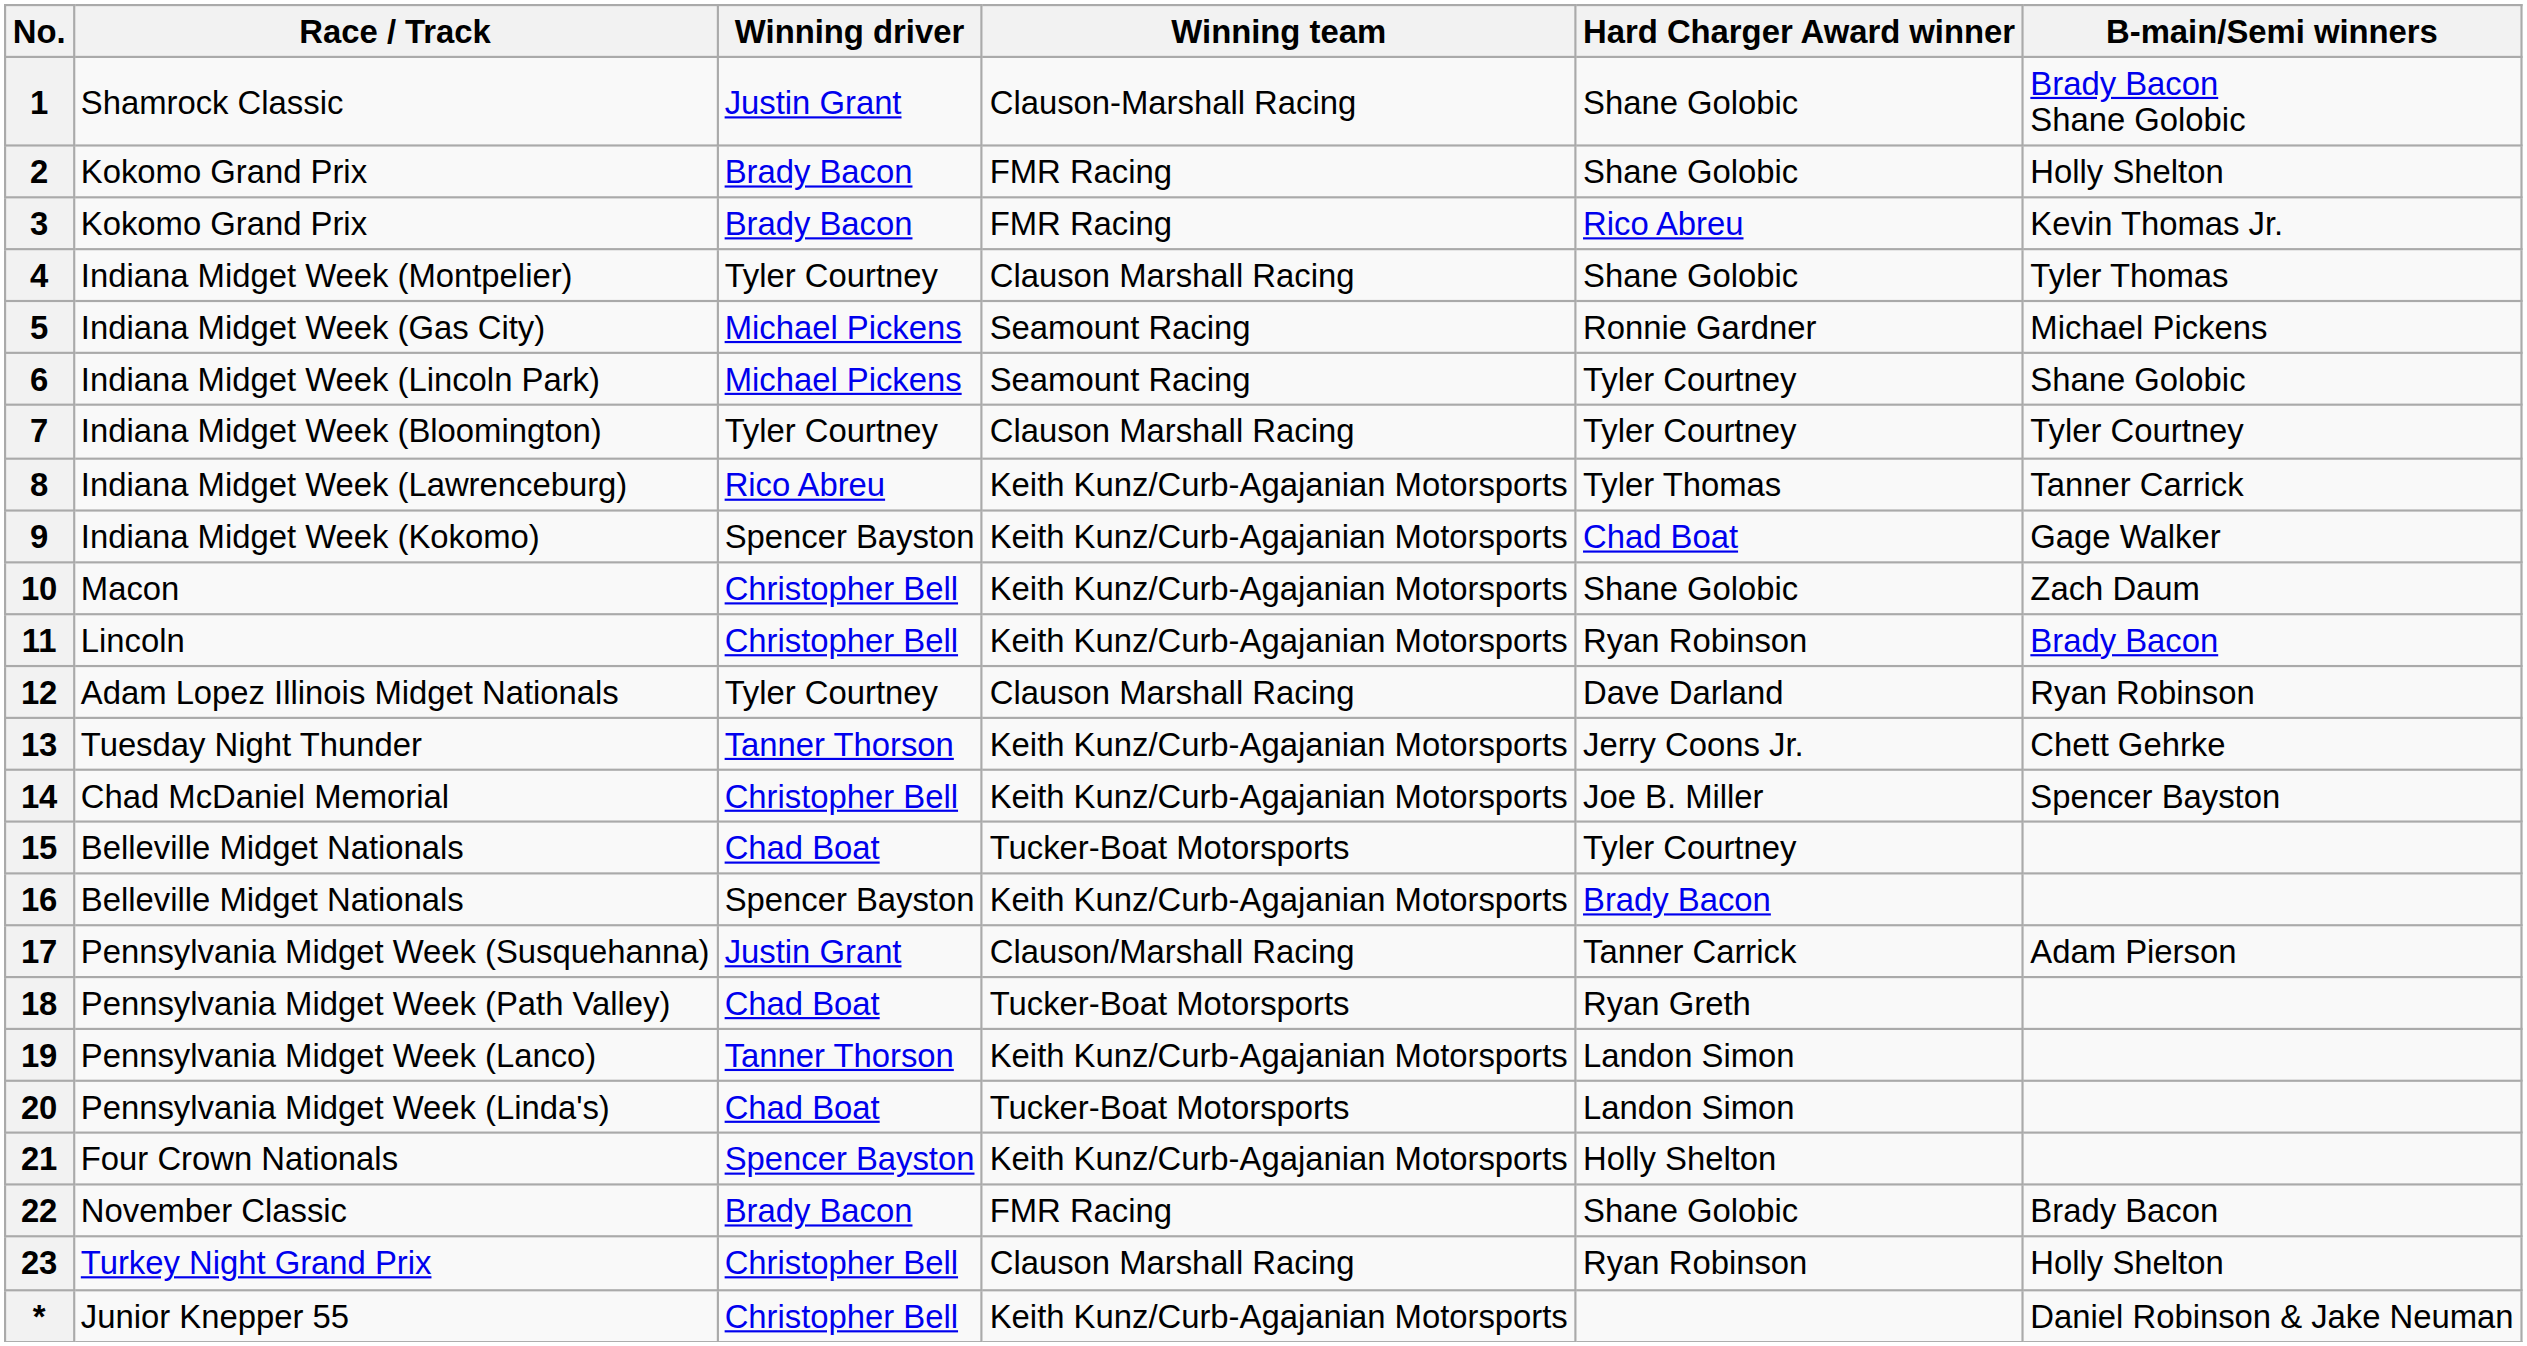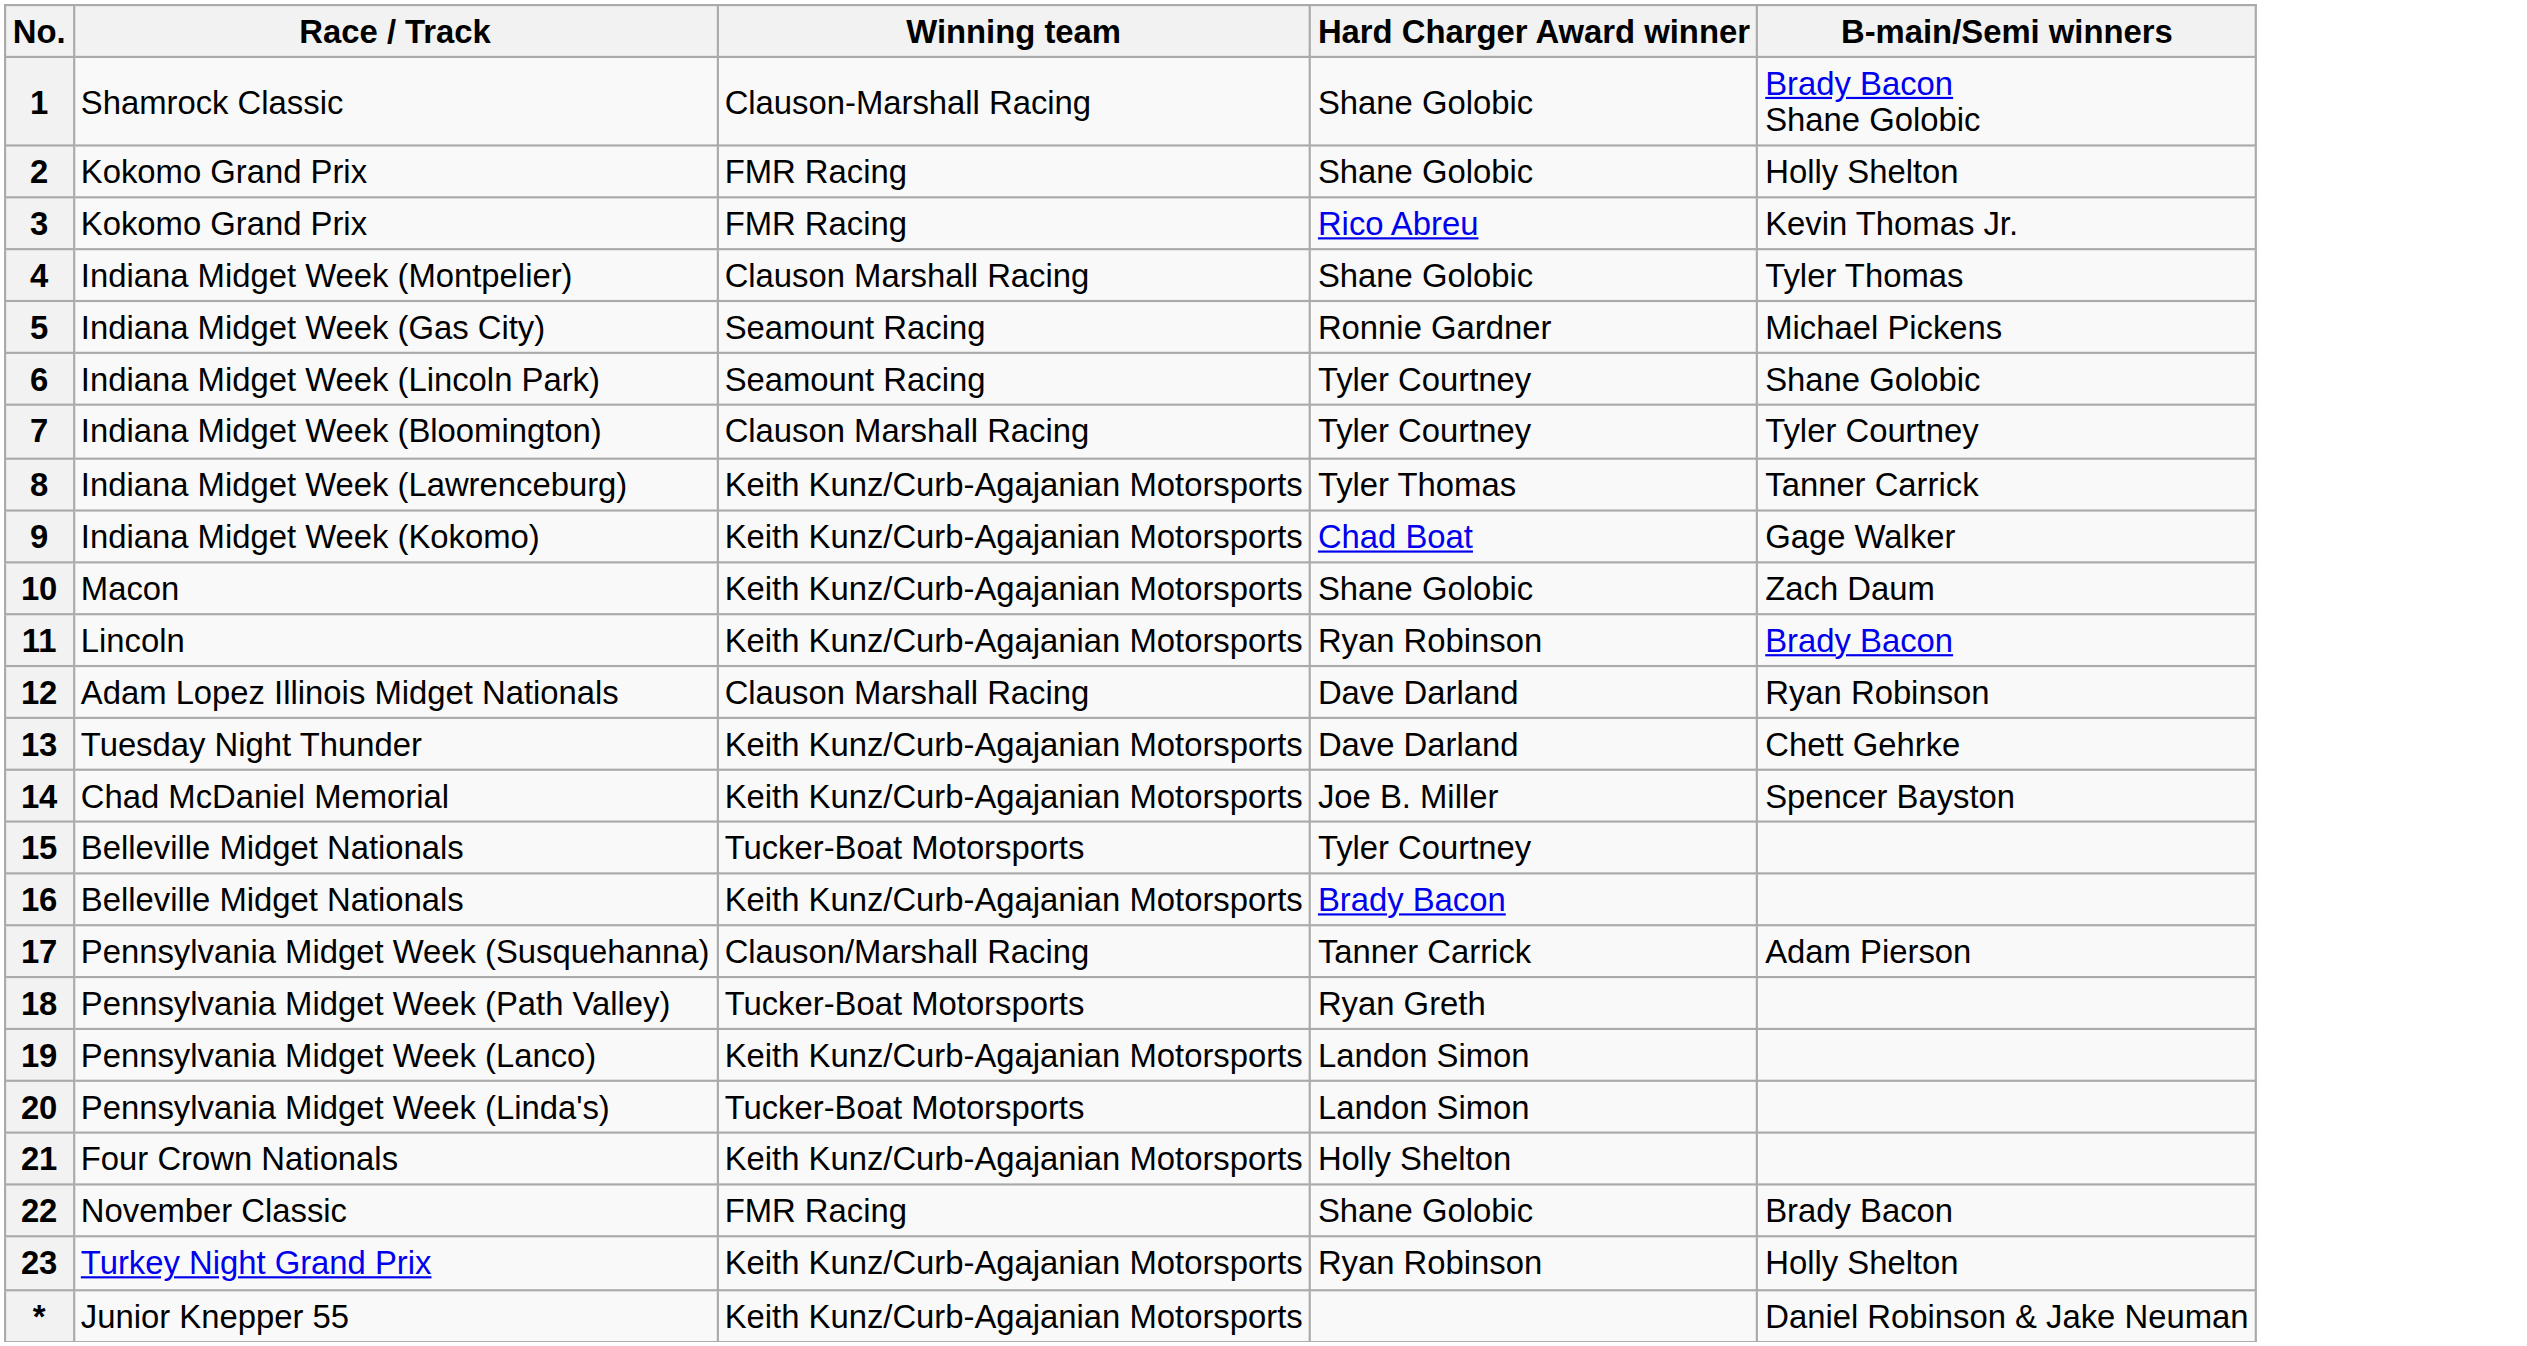- column: (850, 31)
(1693, 744) Jerry Coons Jr. -> (1418, 744) Dave Darland
(1172, 1263) Clauson Marshall Racing -> (1014, 1263) Keith Kunz/Curb-Agajanian Motorsports
